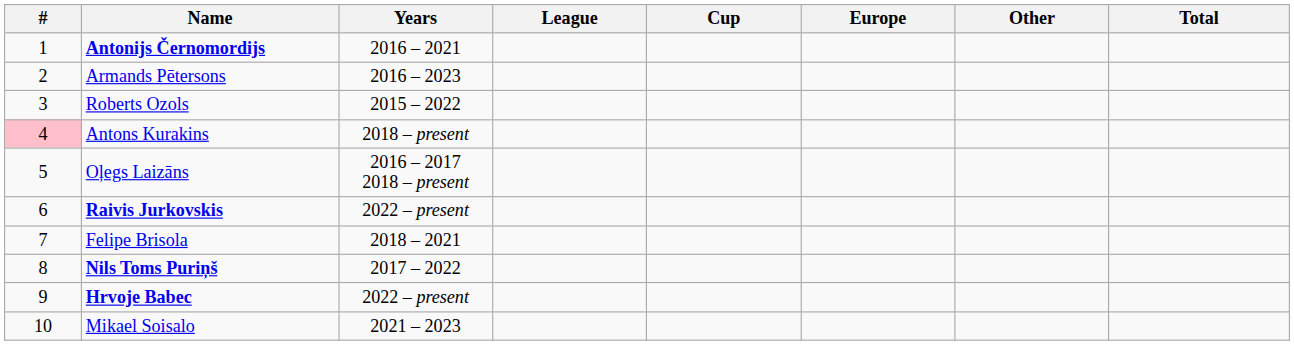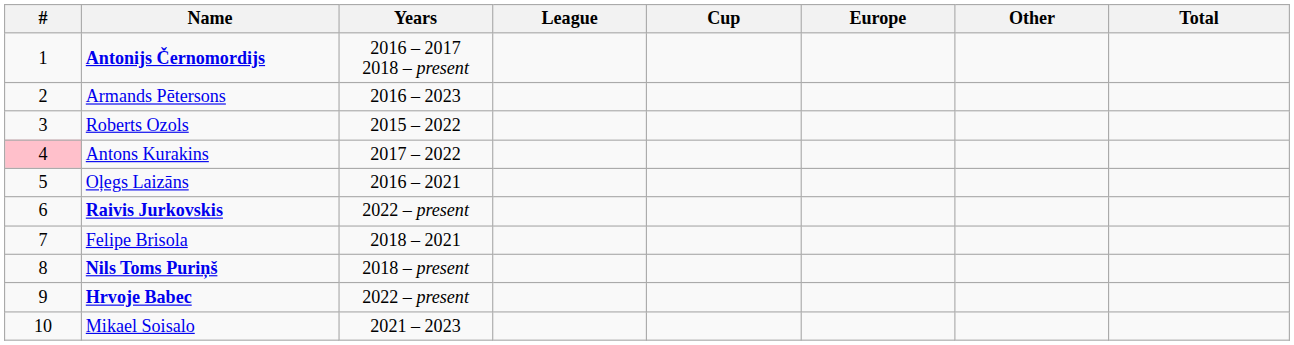(416, 47) 2016 – 2021 -> (416, 57) 2016 – 2017 2018 – present
(416, 133) 2018 – present -> (416, 153) 2017 – 2022
(416, 172) 2016 – 2017 2018 – present -> (416, 182) 2016 – 2021
(416, 268) 2017 – 2022 -> (416, 268) 2018 – present
